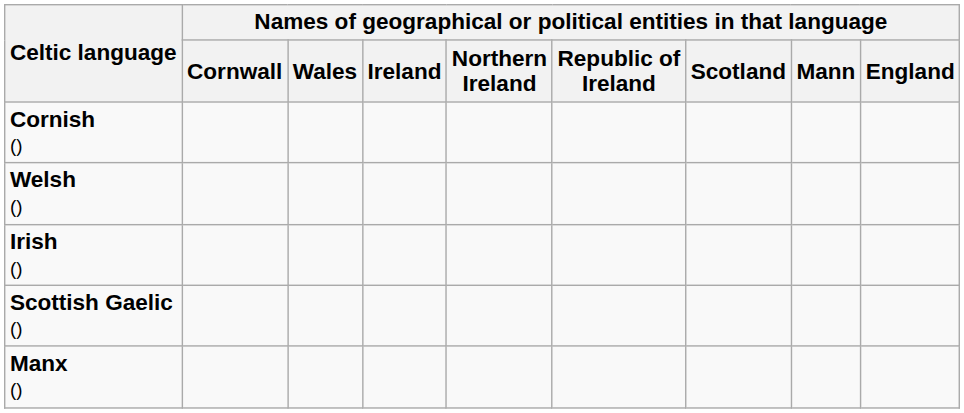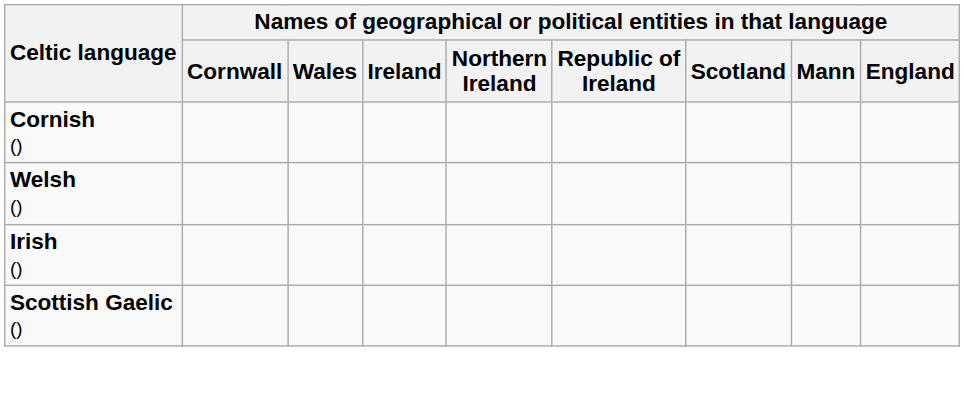- row: (39, 376)
